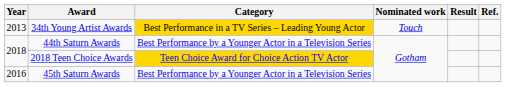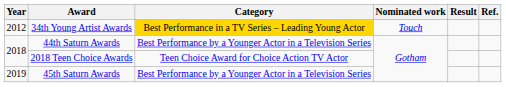(16, 27) 2013 -> (16, 27) 2012
(254, 58) gold background -> (254, 58) no background
(16, 74) 2016 -> (16, 74) 2019
